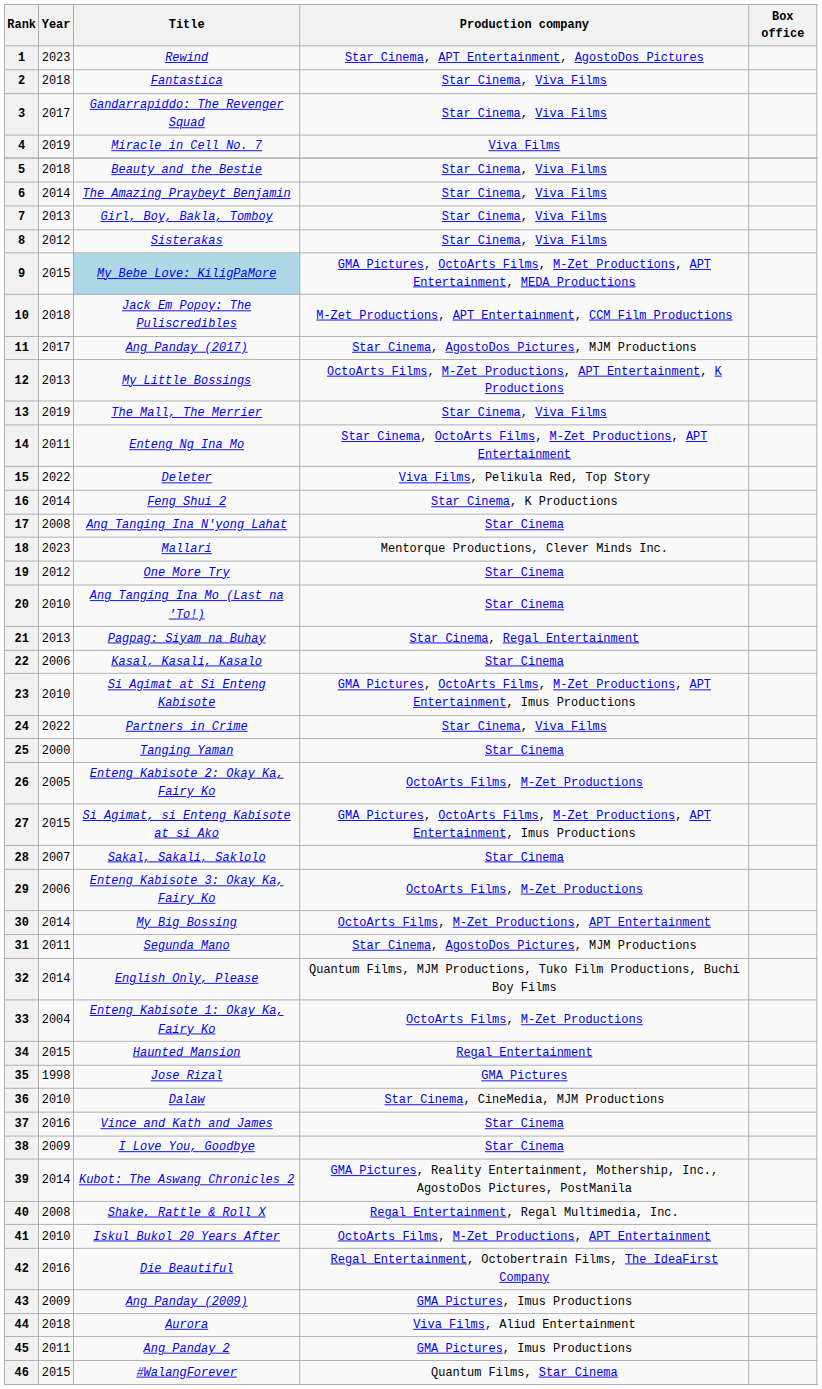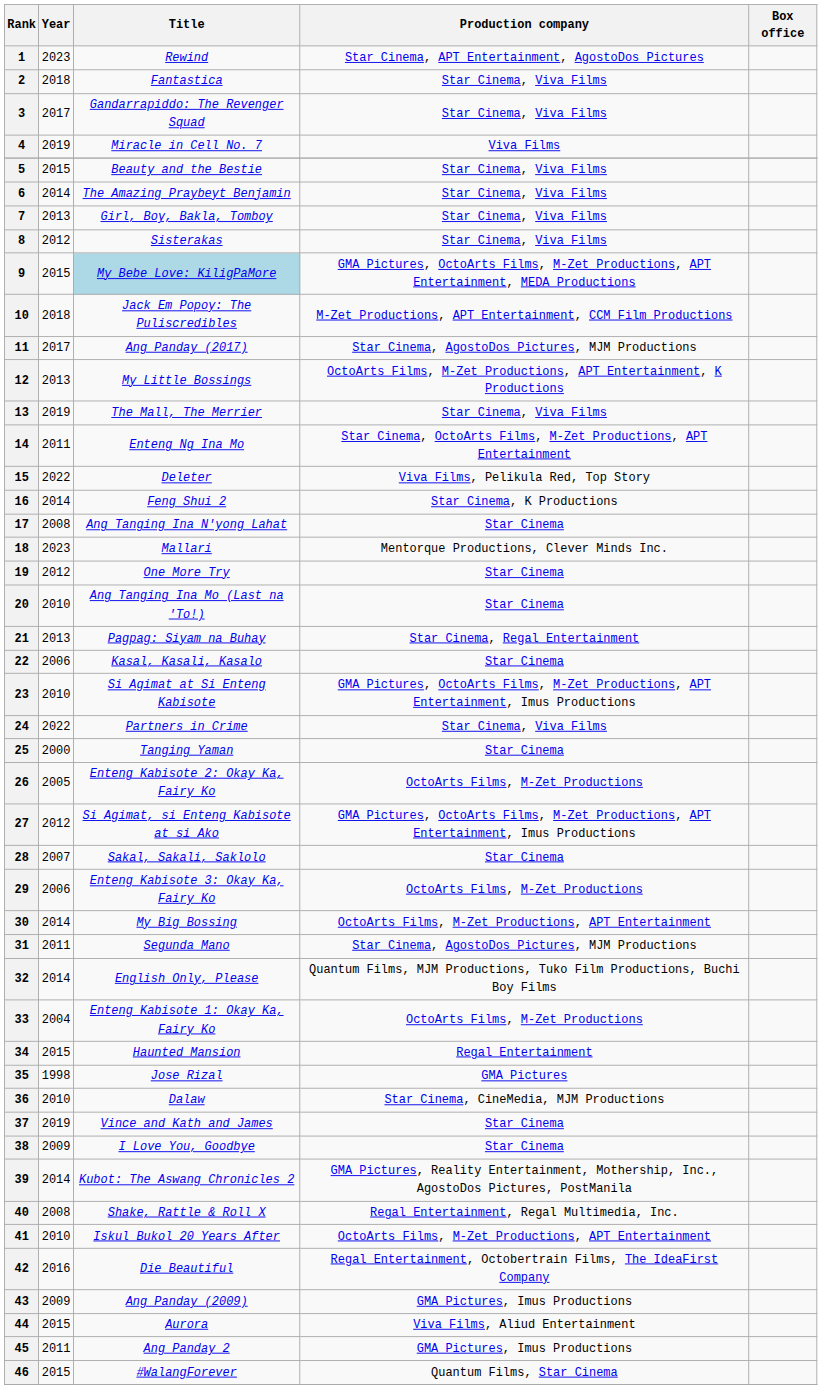(56, 170) 2018 -> (56, 170) 2015
(56, 825) 2015 -> (56, 825) 2012
(56, 1124) 2016 -> (56, 1124) 2019
(56, 1325) 2018 -> (56, 1325) 2015
